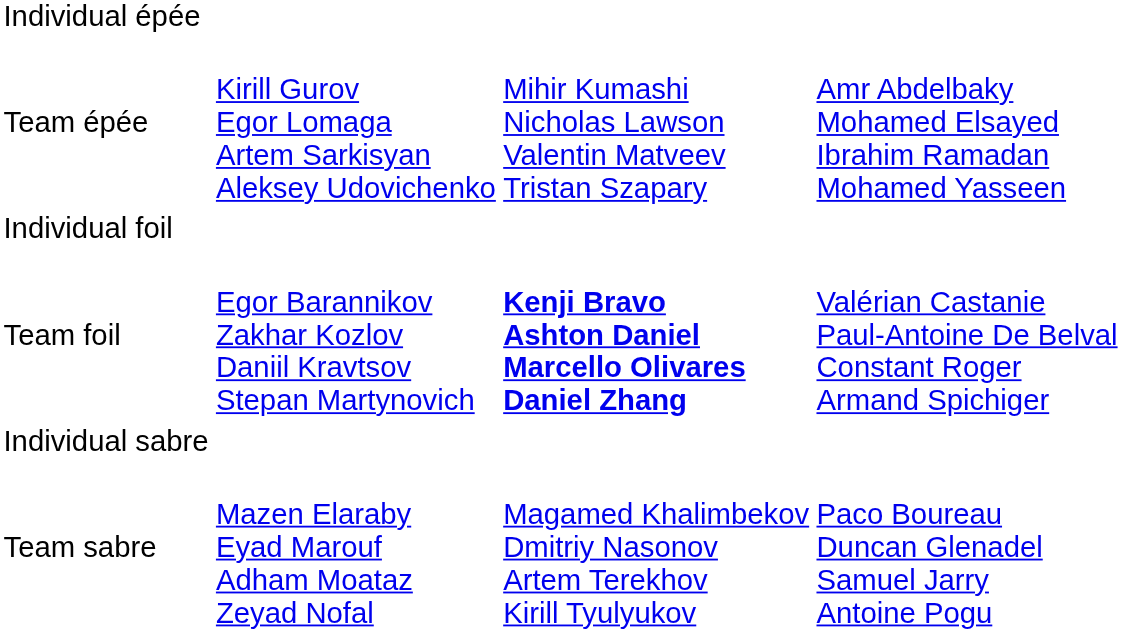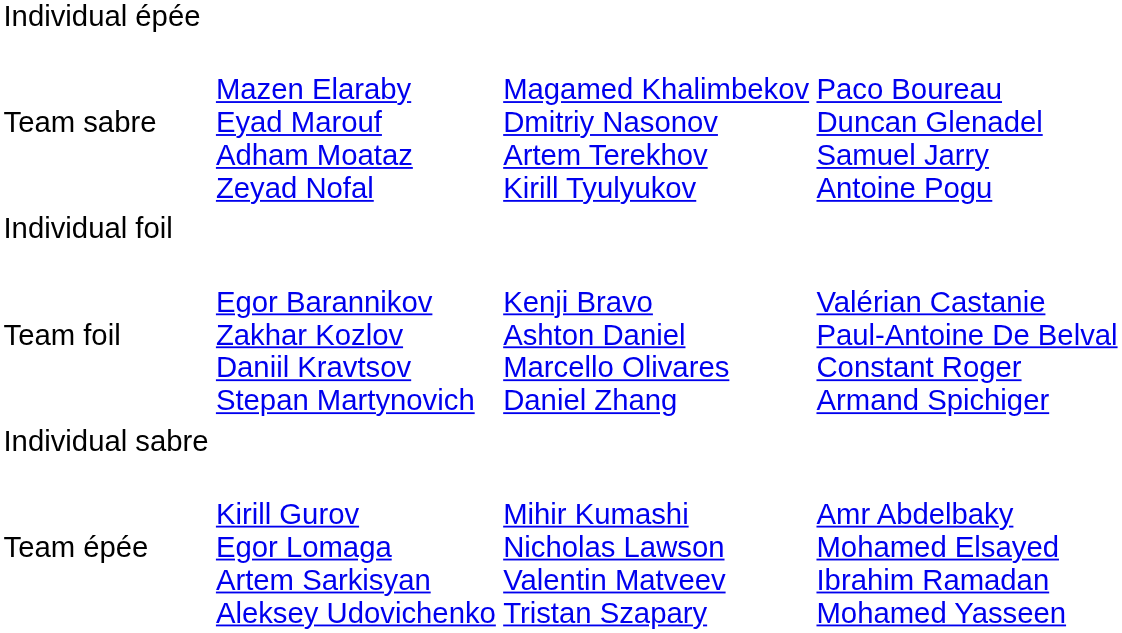rows swapped: (76, 122) <-> (80, 547)
(624, 351) bold -> (616, 351) normal
